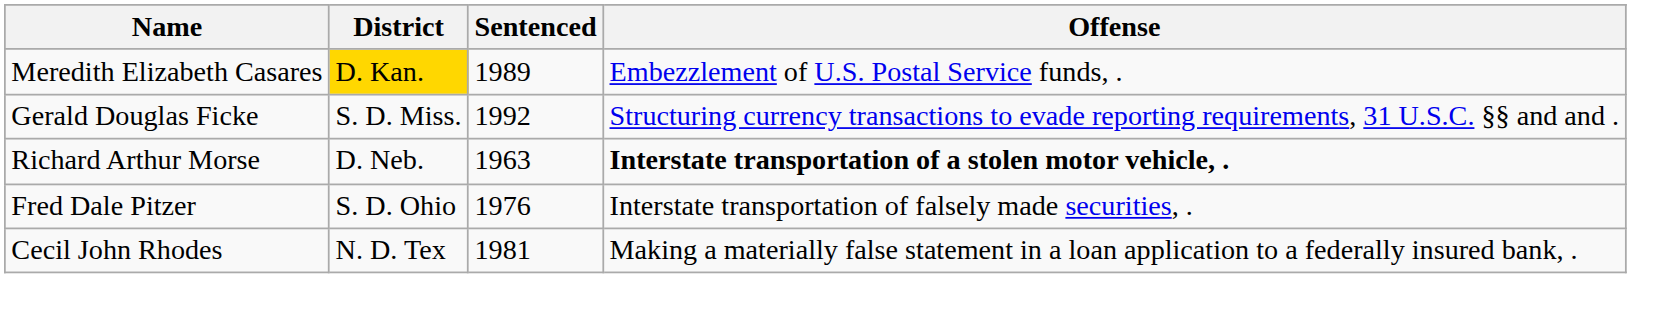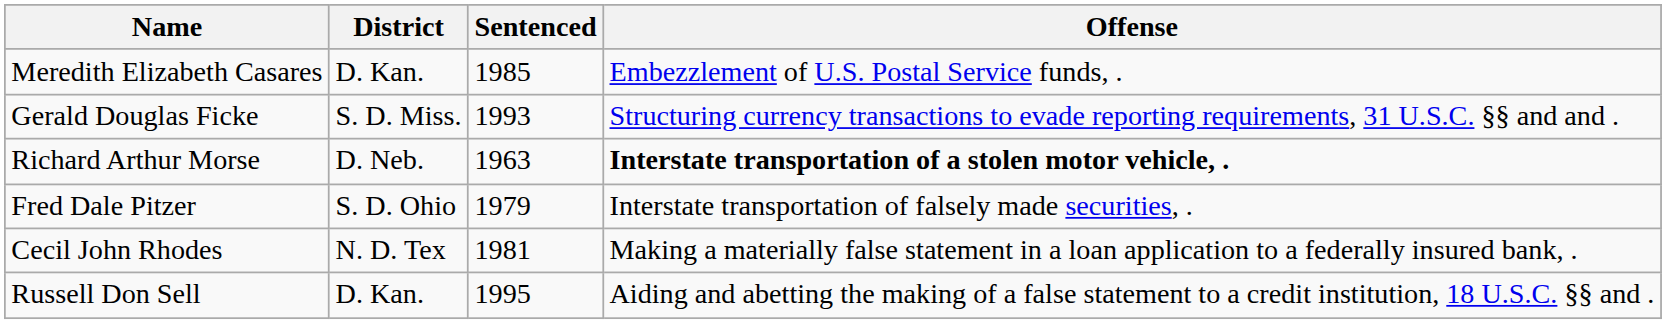(380, 71) gold background -> (380, 71) no background
(503, 71) 1989 -> (503, 71) 1985
(503, 116) 1992 -> (503, 116) 1993
(503, 205) 1976 -> (503, 205) 1979
+ row: (106, 294)
